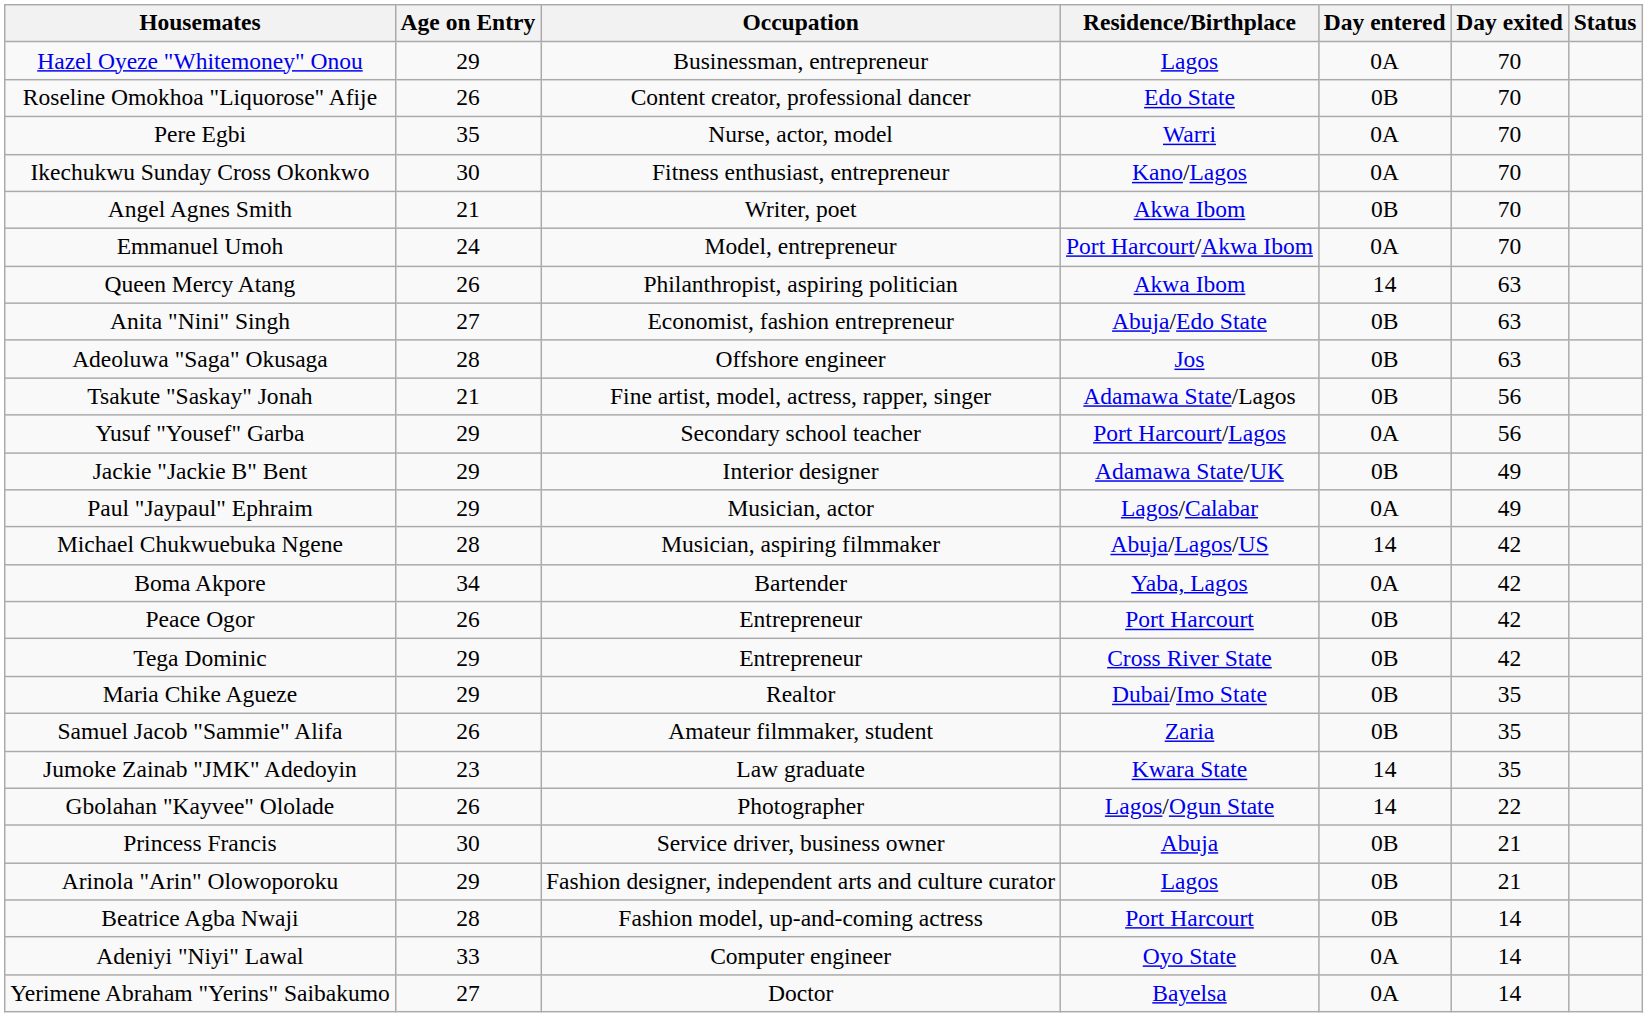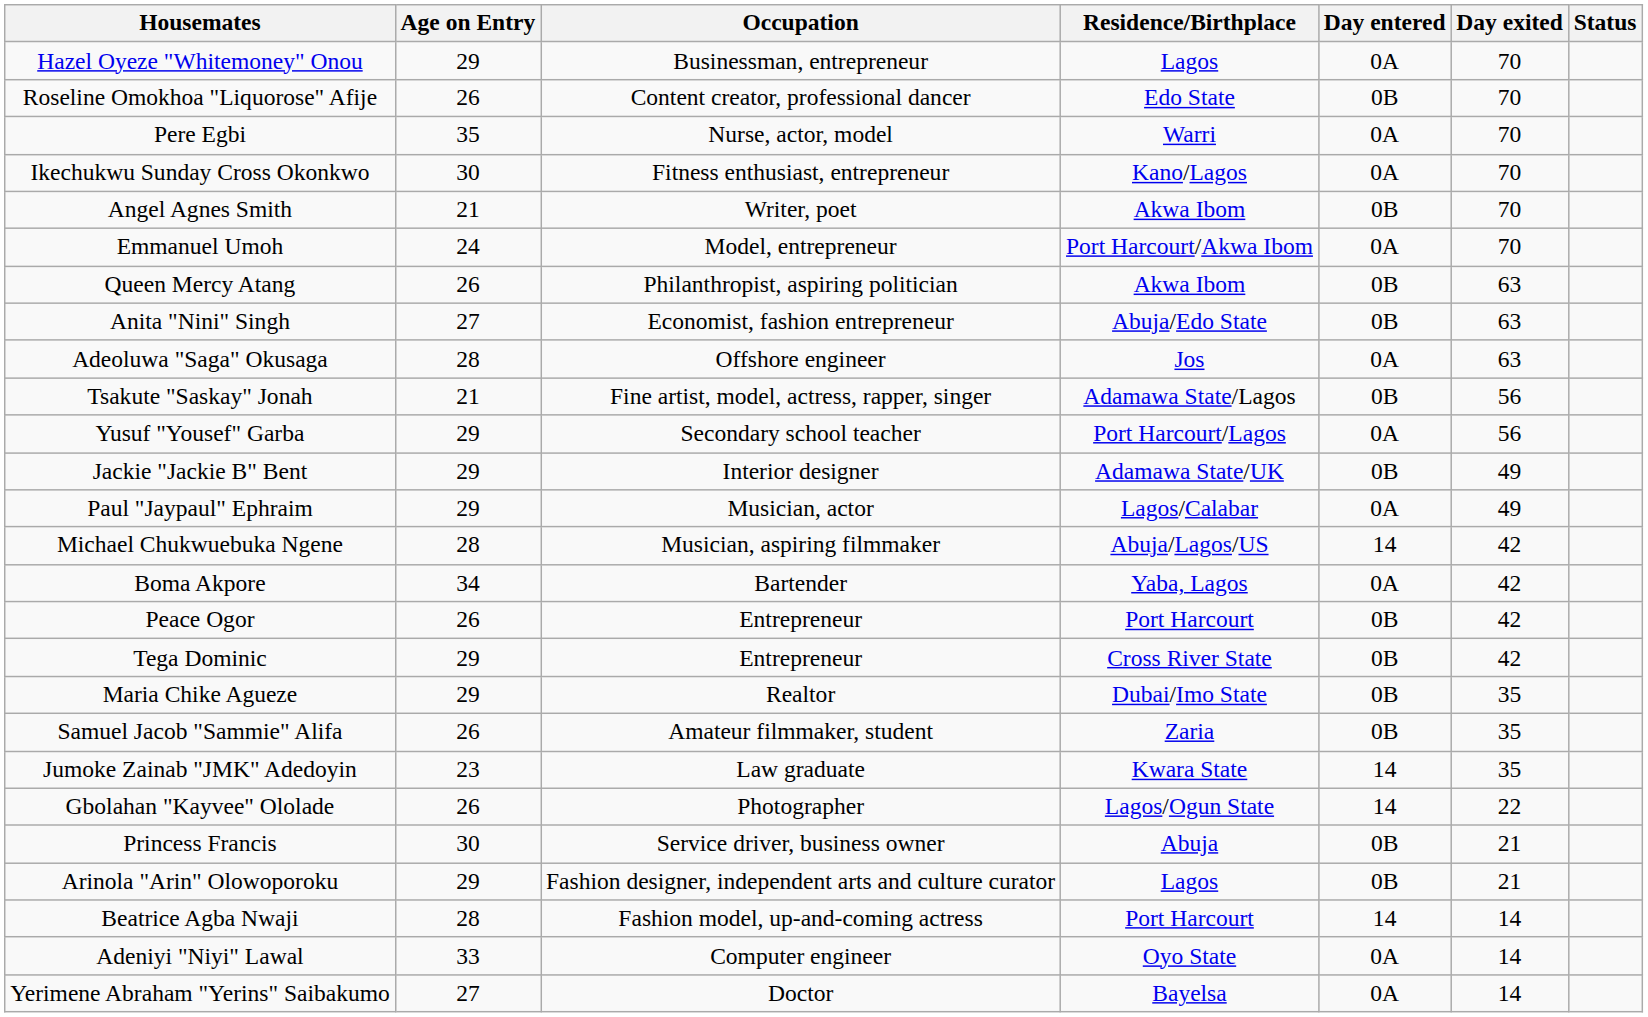(1385, 284) 14 -> (1385, 284) 0B
(1385, 358) 0B -> (1385, 358) 0A
(1385, 918) 0B -> (1385, 918) 14
